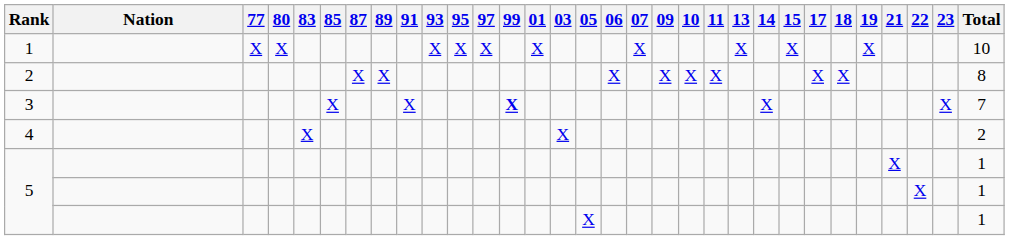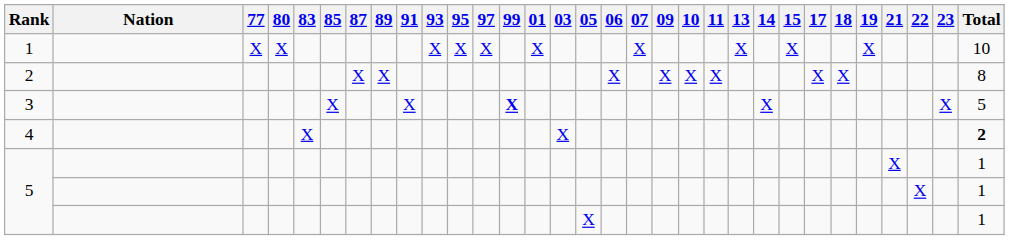(982, 105) 7 -> (982, 105) 5
(982, 134) normal -> (982, 134) bold
